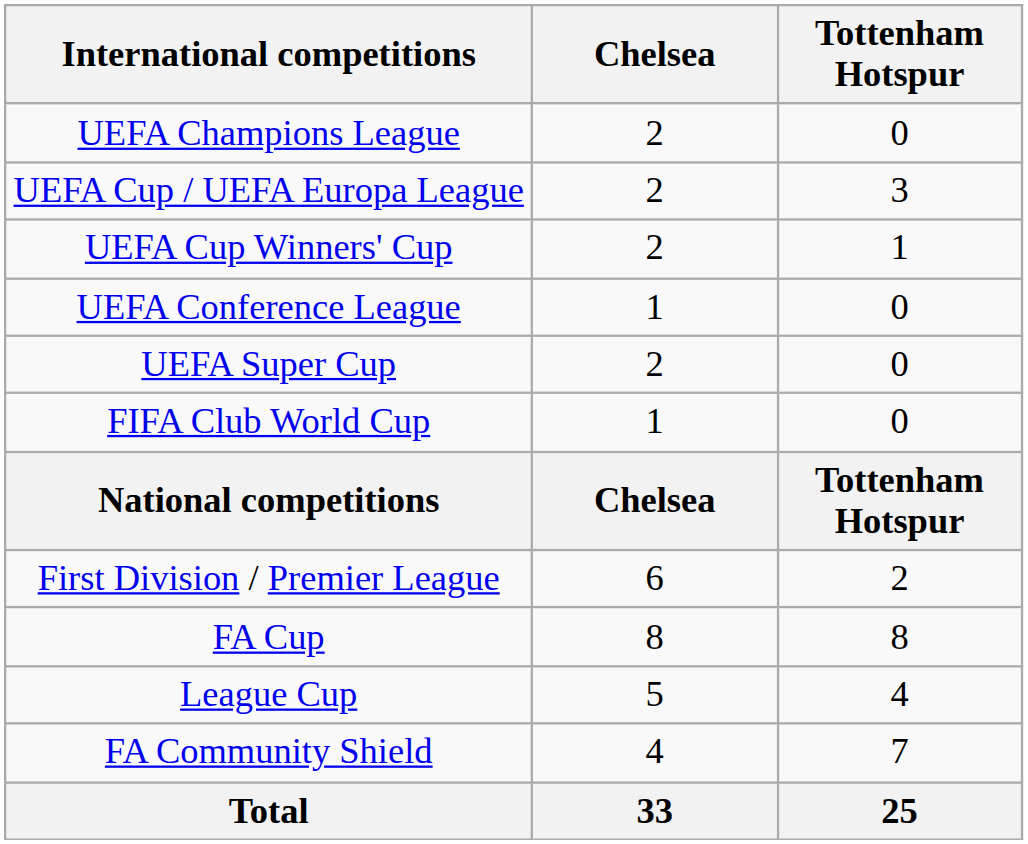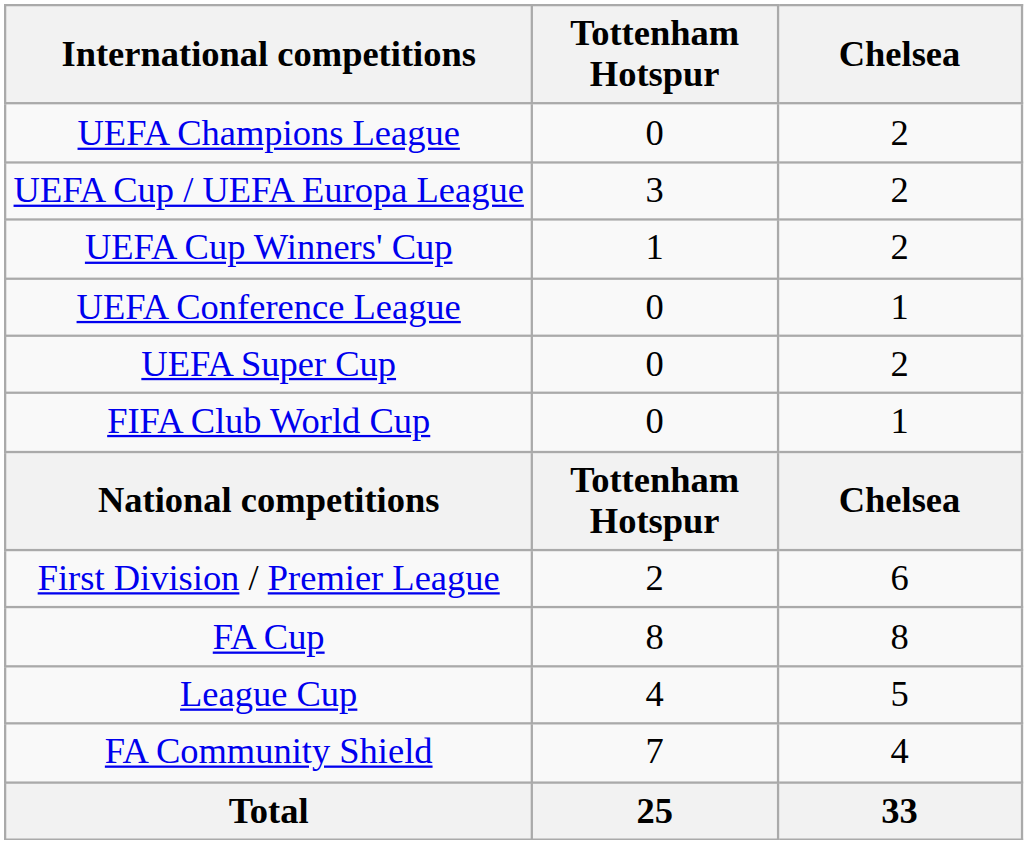columns swapped: (655, 53) <-> (900, 53)
